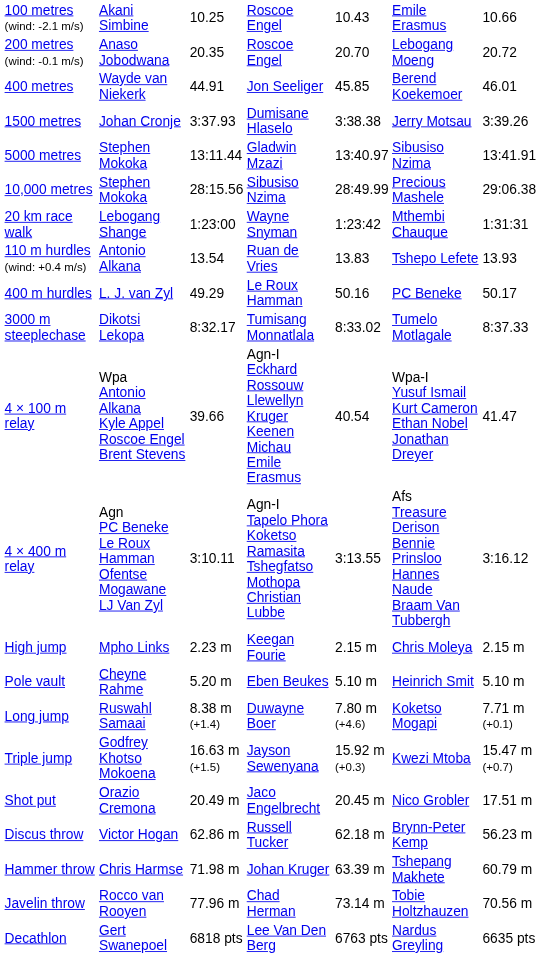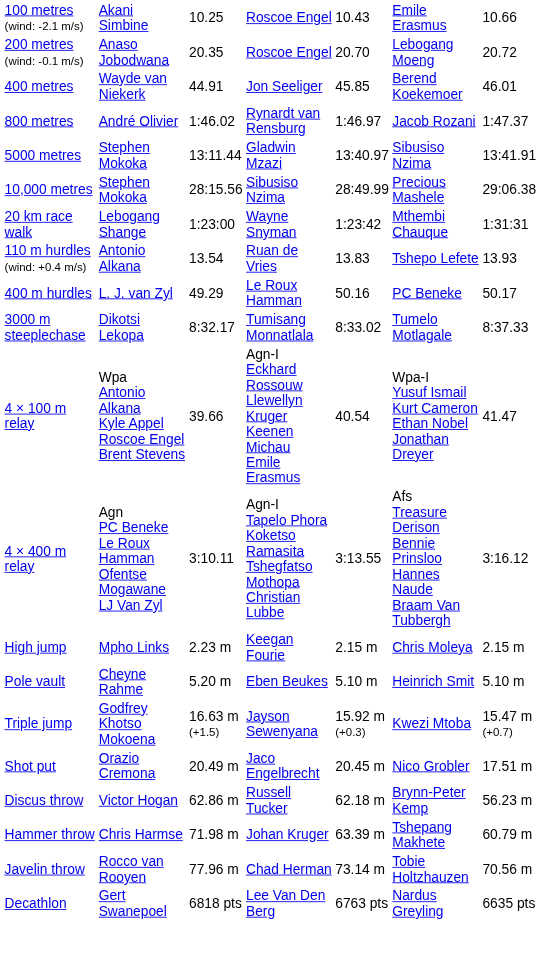+ row: (39, 121)
- row: (43, 121)
- row: (37, 716)
